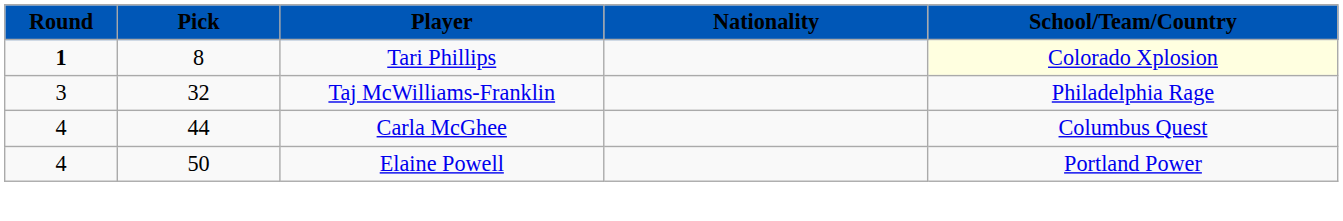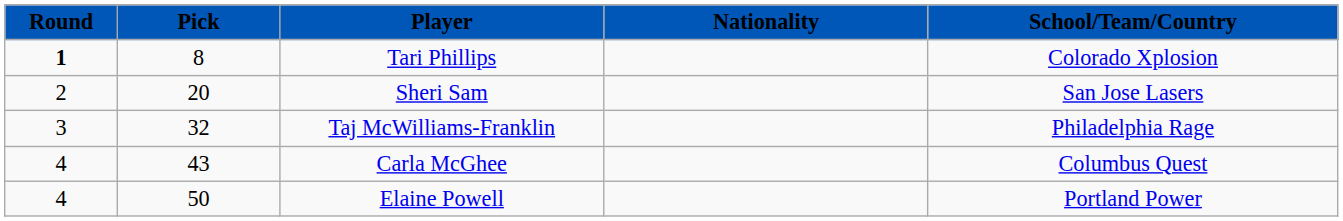(1133, 57) lightyellow background -> (1133, 57) no background
+ row: (442, 92)
(199, 127) 44 -> (199, 163) 43
